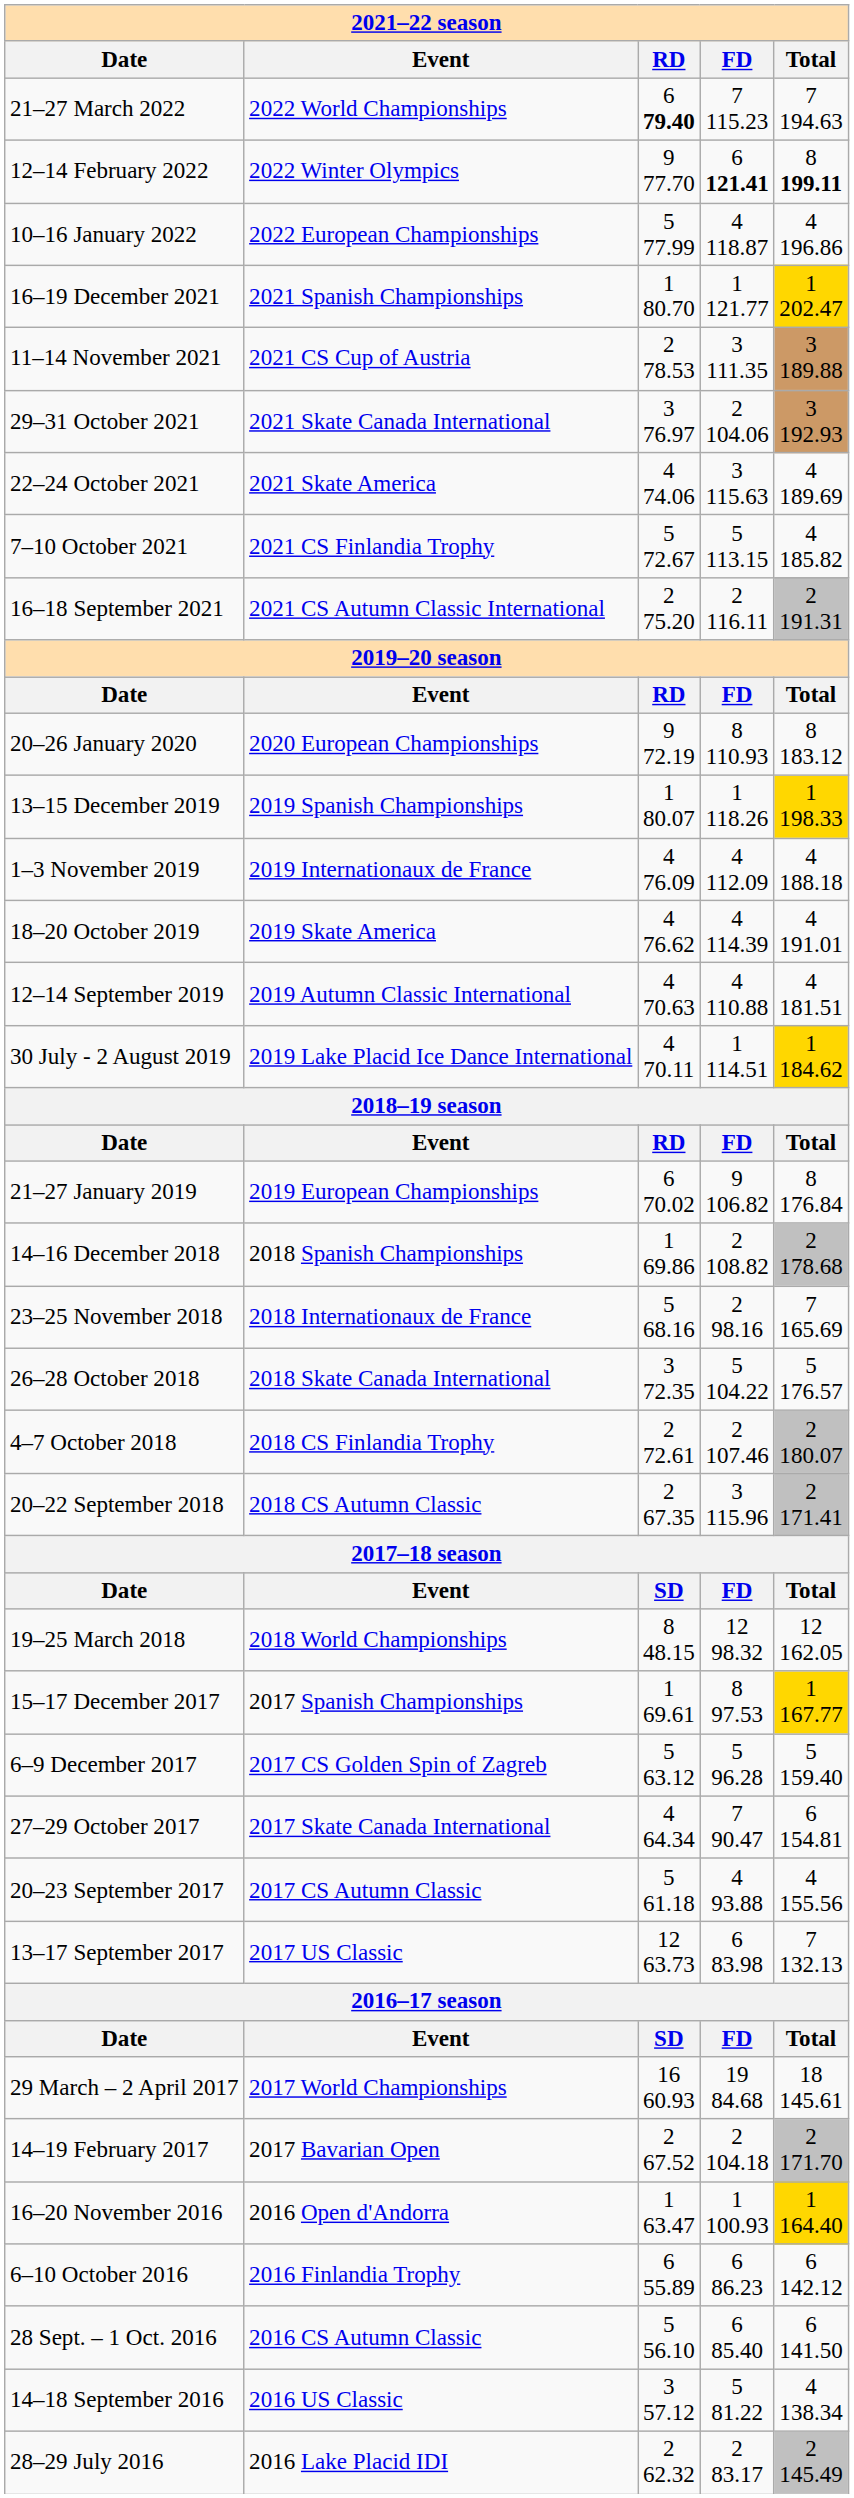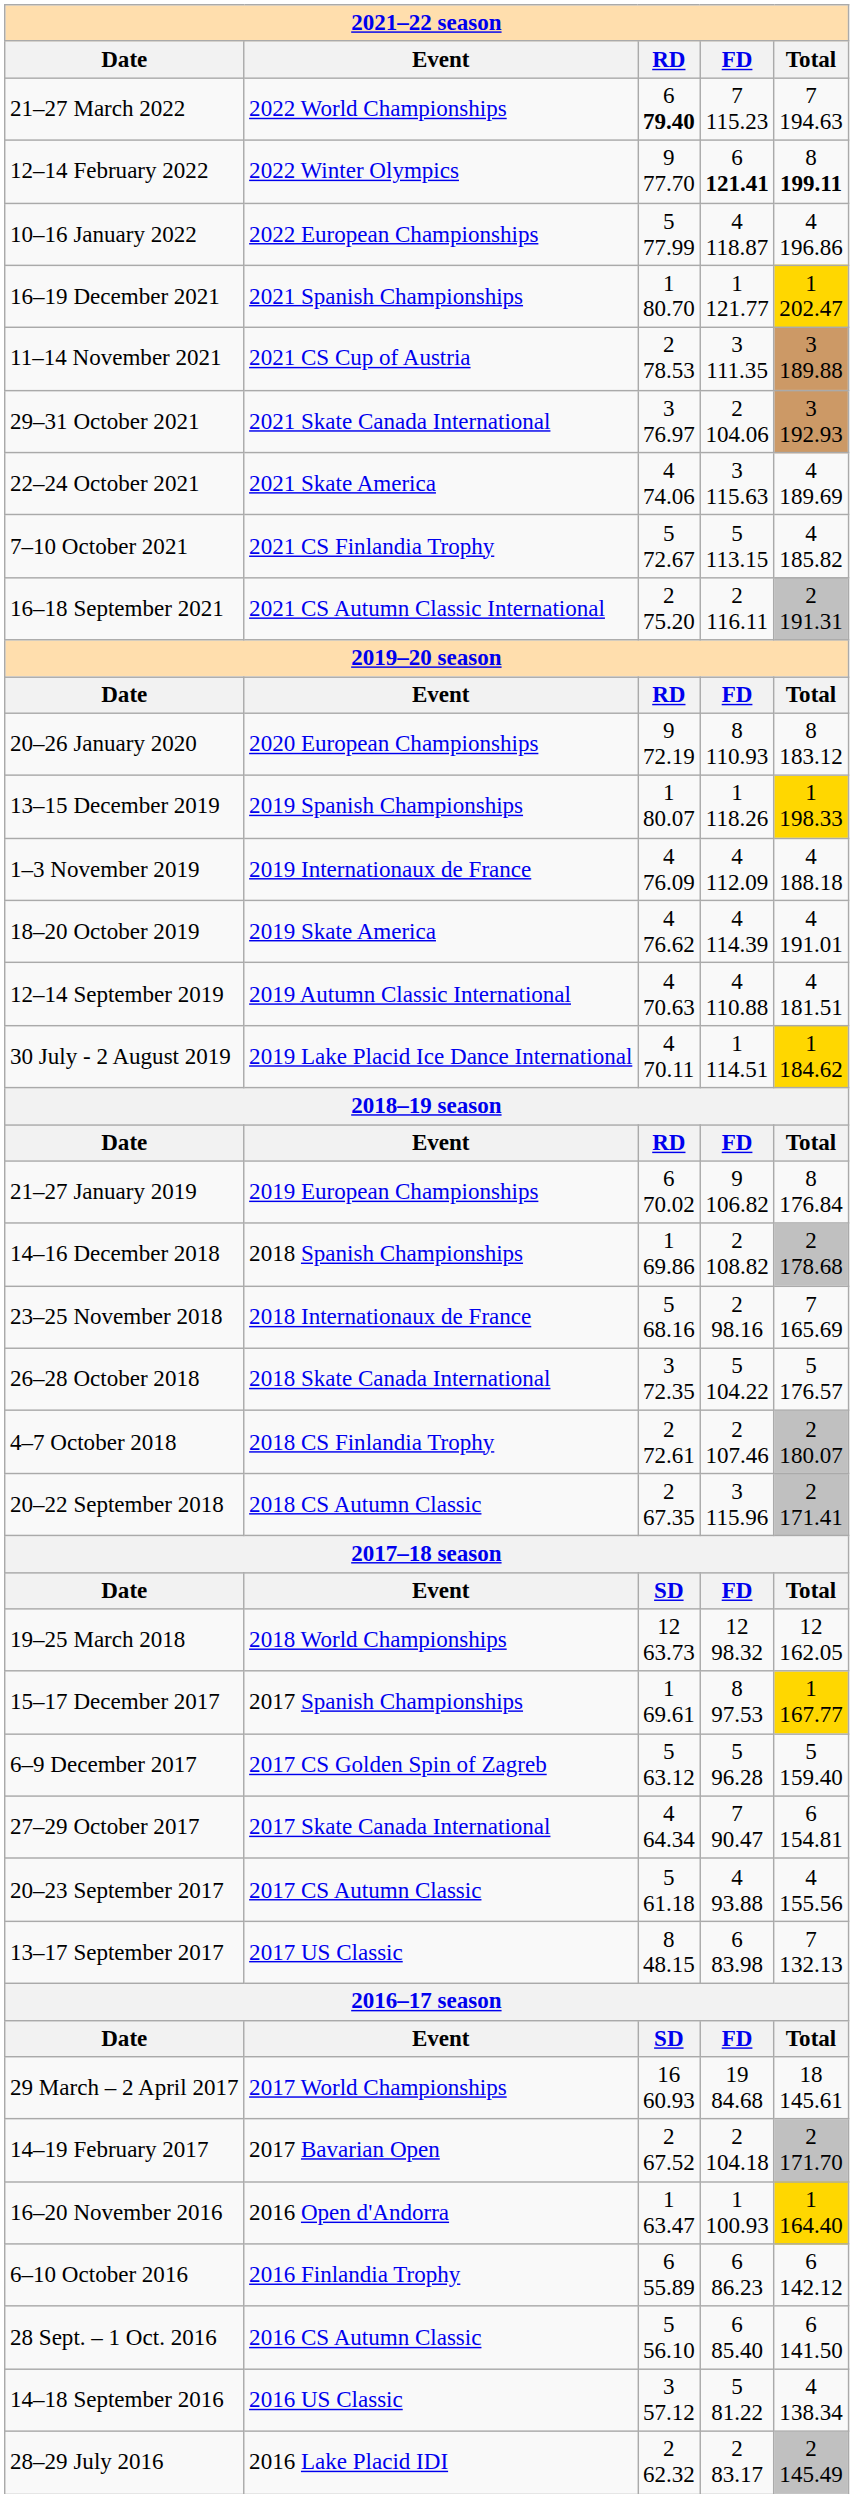(669, 1639) 8 48.15 -> (669, 1639) 12 63.73
(669, 1952) 12 63.73 -> (669, 1952) 8 48.15
